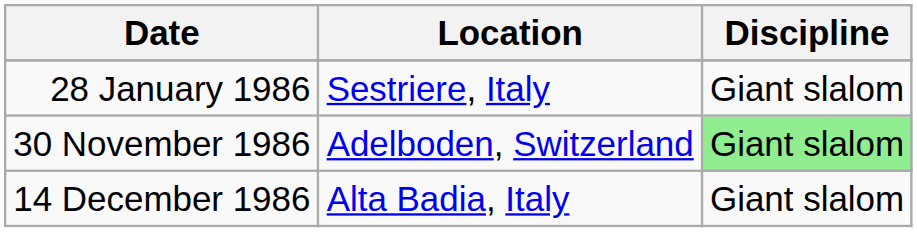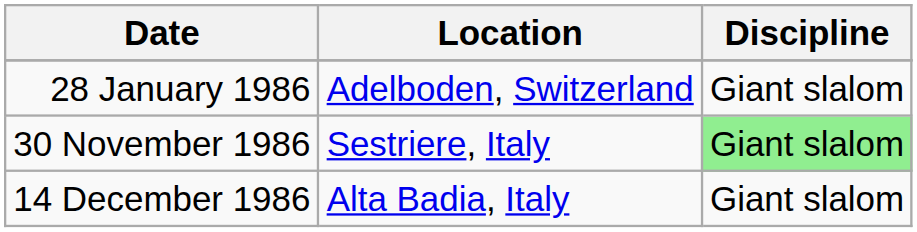(438, 88) Sestriere, Italy -> (510, 88) Adelboden, Switzerland
(510, 144) Adelboden, Switzerland -> (438, 144) Sestriere, Italy
